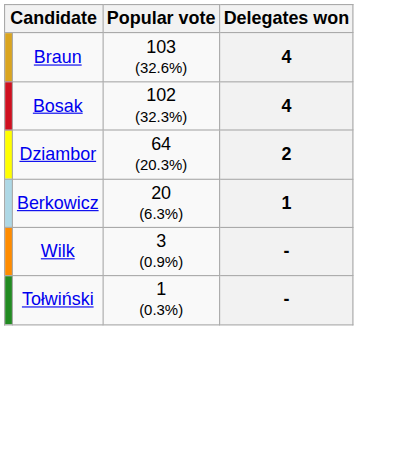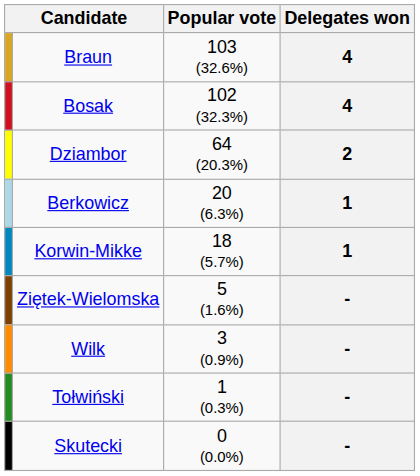+ row: (88, 251)
+ row: (88, 300)
+ row: (88, 445)
